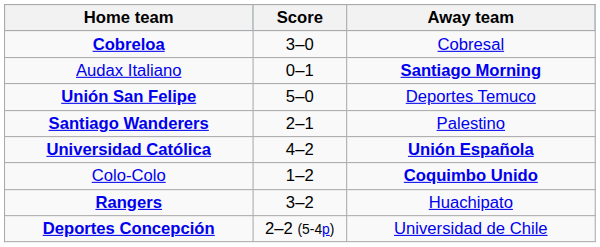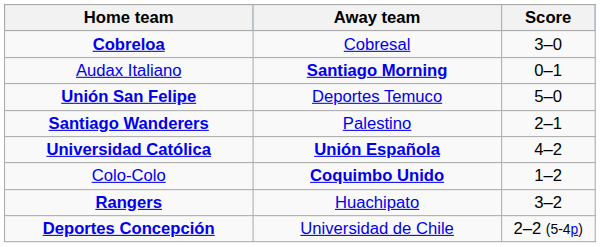columns swapped: (300, 17) <-> (471, 17)
